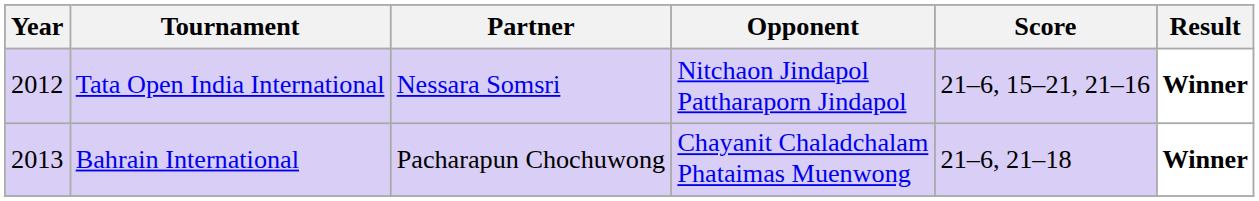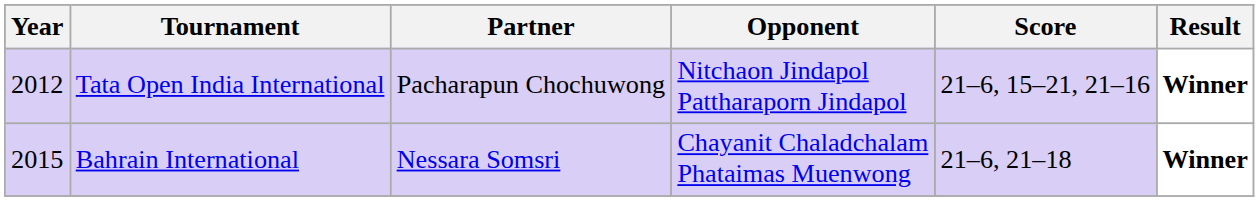(479, 85) Nessara Somsri -> (531, 85) Pacharapun Chochuwong
(37, 159) 2013 -> (37, 159) 2015
(531, 159) Pacharapun Chochuwong -> (479, 159) Nessara Somsri
